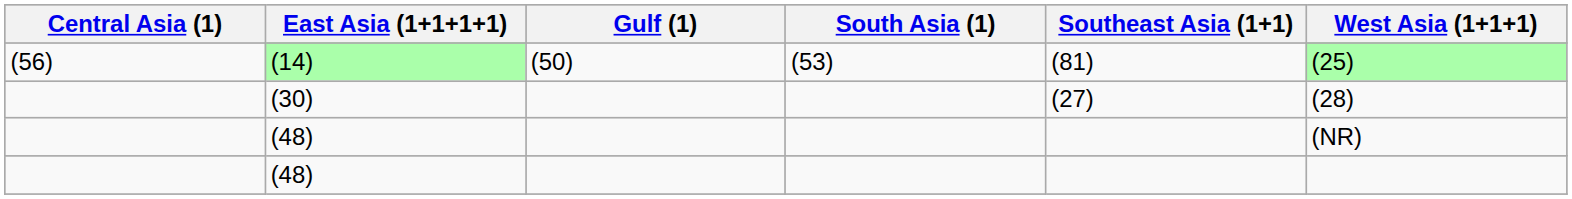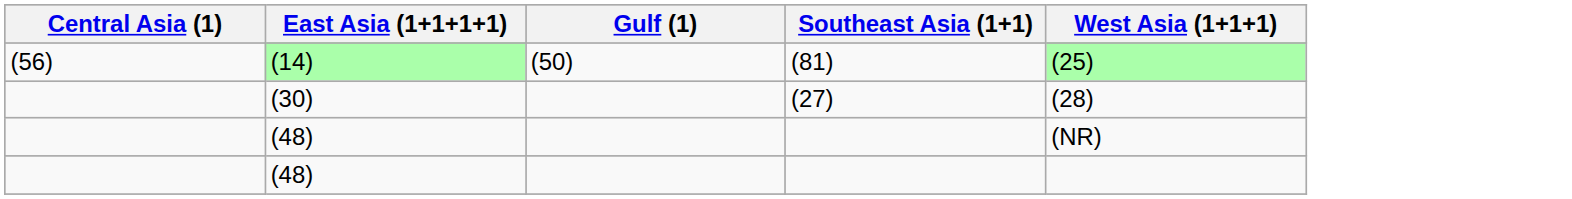- column: (916, 24)
